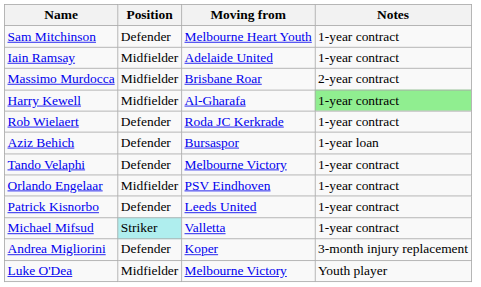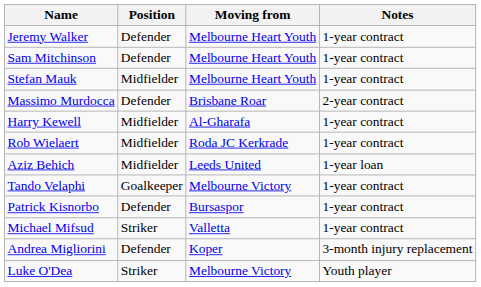+ row: (48, 36)
+ row: (42, 79)
- row: (41, 57)
(150, 79) Midfielder -> (146, 100) Defender
(358, 100) lightgreen background -> (363, 121) no background
(146, 121) Defender -> (150, 143) Midfielder
(146, 143) Defender -> (150, 164) Midfielder
(212, 143) Bursaspor -> (225, 164) Leeds United
(146, 164) Defender -> (152, 185) Goalkeeper
- row: (55, 185)
(221, 206) Leeds United -> (216, 206) Bursaspor
(139, 228) paleturquoise background -> (139, 228) no background
(150, 270) Midfielder -> (139, 270) Striker
